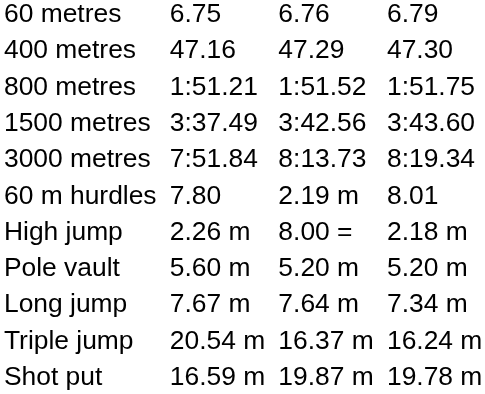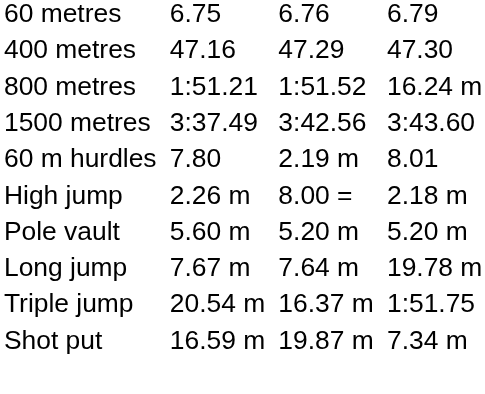(431, 86) 1:51.75 -> (435, 86) 16.24 m
- row: (77, 158)
(427, 303) 7.34 m -> (435, 267) 19.78 m
(435, 340) 16.24 m -> (431, 303) 1:51.75
(435, 376) 19.78 m -> (427, 340) 7.34 m
